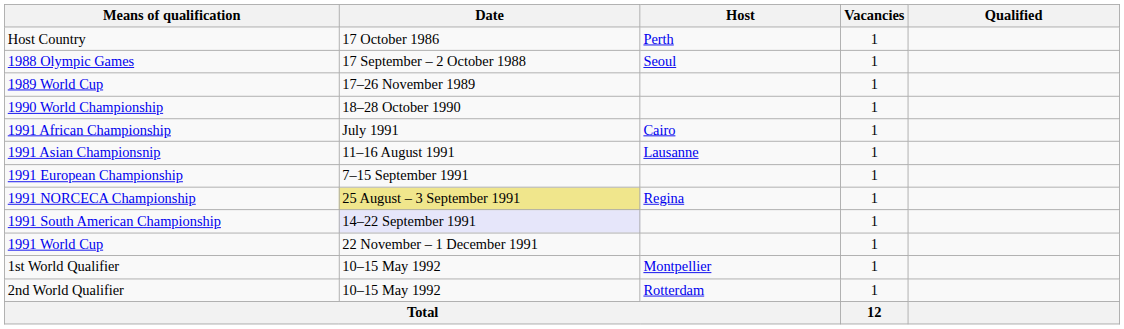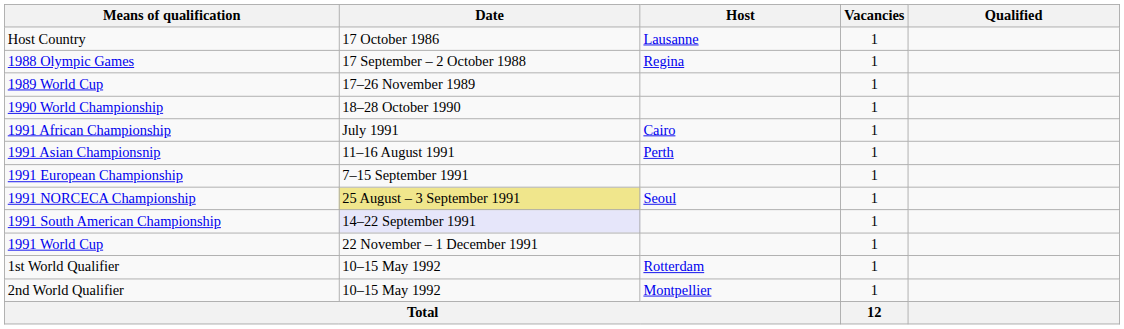(659, 38) Perth -> (671, 38) Lausanne
(660, 61) Seoul -> (664, 61) Regina
(671, 152) Lausanne -> (659, 152) Perth
(664, 198) Regina -> (660, 198) Seoul
(677, 267) Montpellier -> (674, 267) Rotterdam
(674, 289) Rotterdam -> (677, 289) Montpellier
